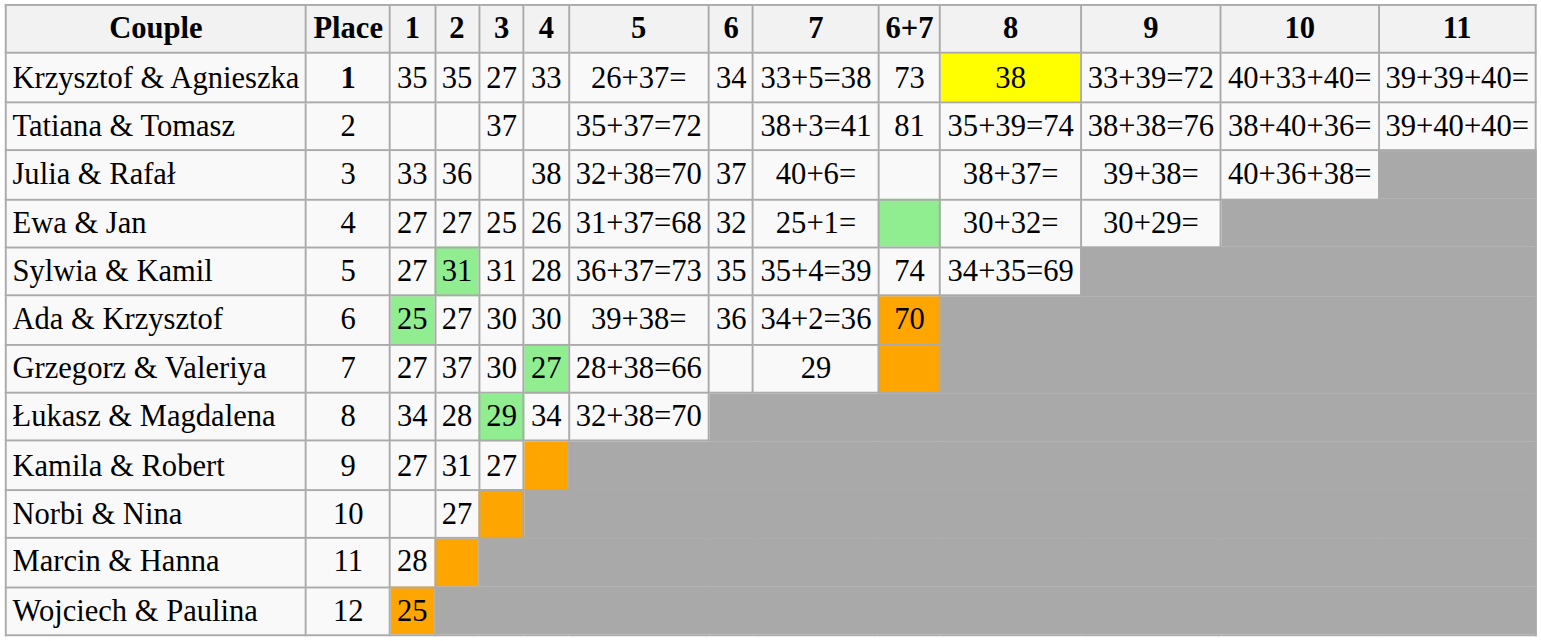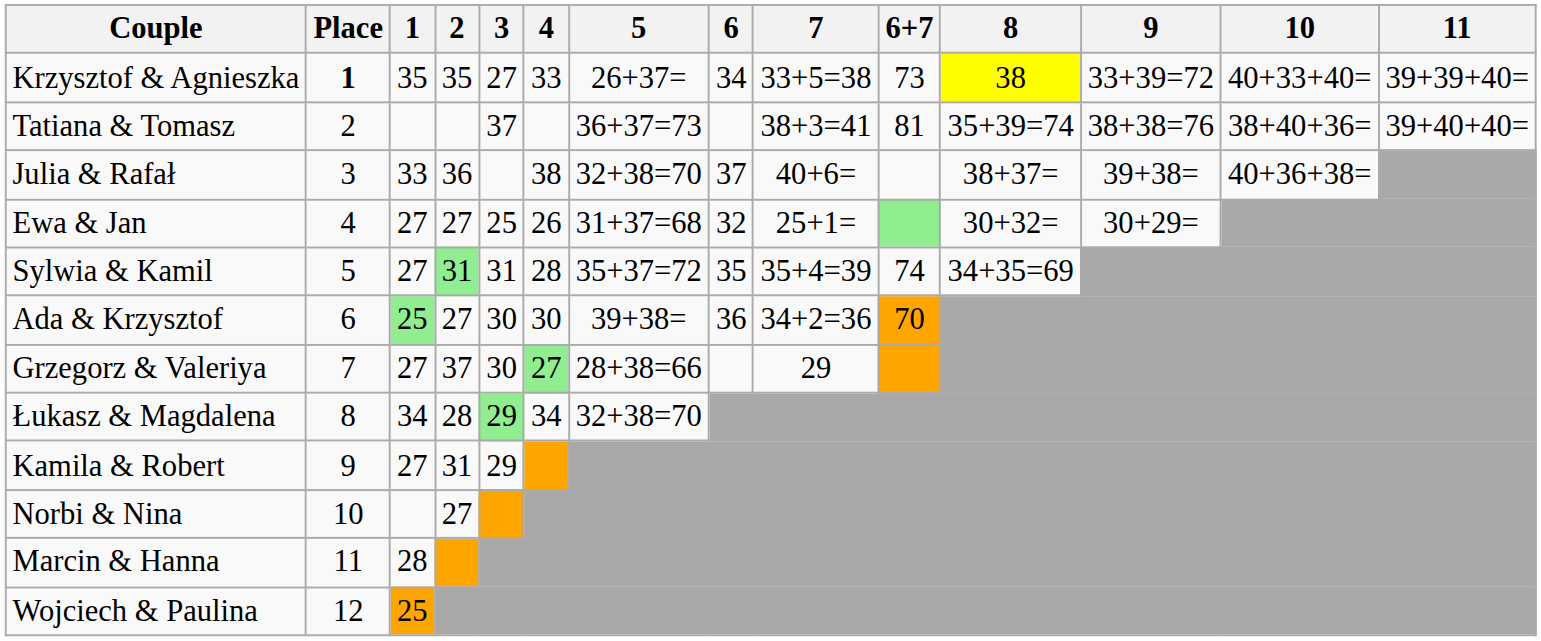(639, 125) 35+37=72 -> (639, 125) 36+37=73
(639, 271) 36+37=73 -> (639, 271) 35+37=72
(502, 464) 27 -> (502, 464) 29
